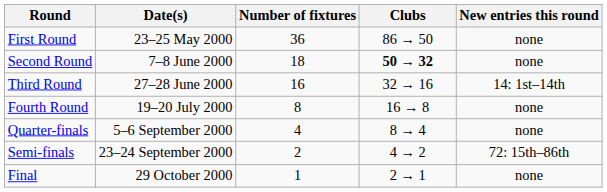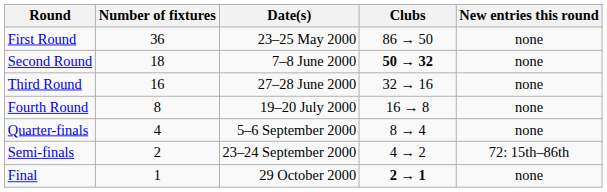columns swapped: (166, 15) <-> (298, 15)
(529, 84) 14: 1st–14th -> (529, 84) none
(408, 175) normal -> (408, 175) bold
